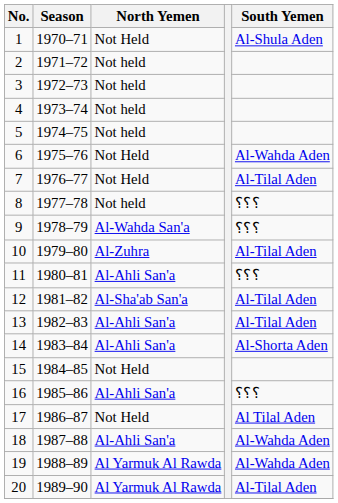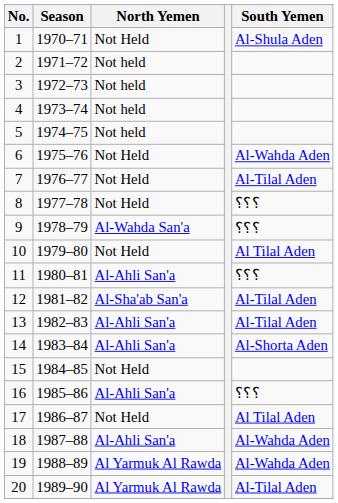(120, 203) Not held -> (122, 203) Not Held
(122, 251) Al-Zuhra -> (122, 251) Not Held
(276, 251) Al-Tilal Aden -> (275, 251) Al Tilal Aden
